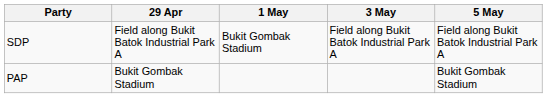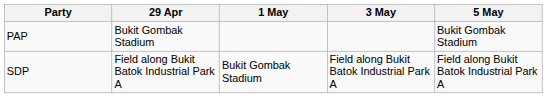rows swapped: (17, 78) <-> (18, 42)
